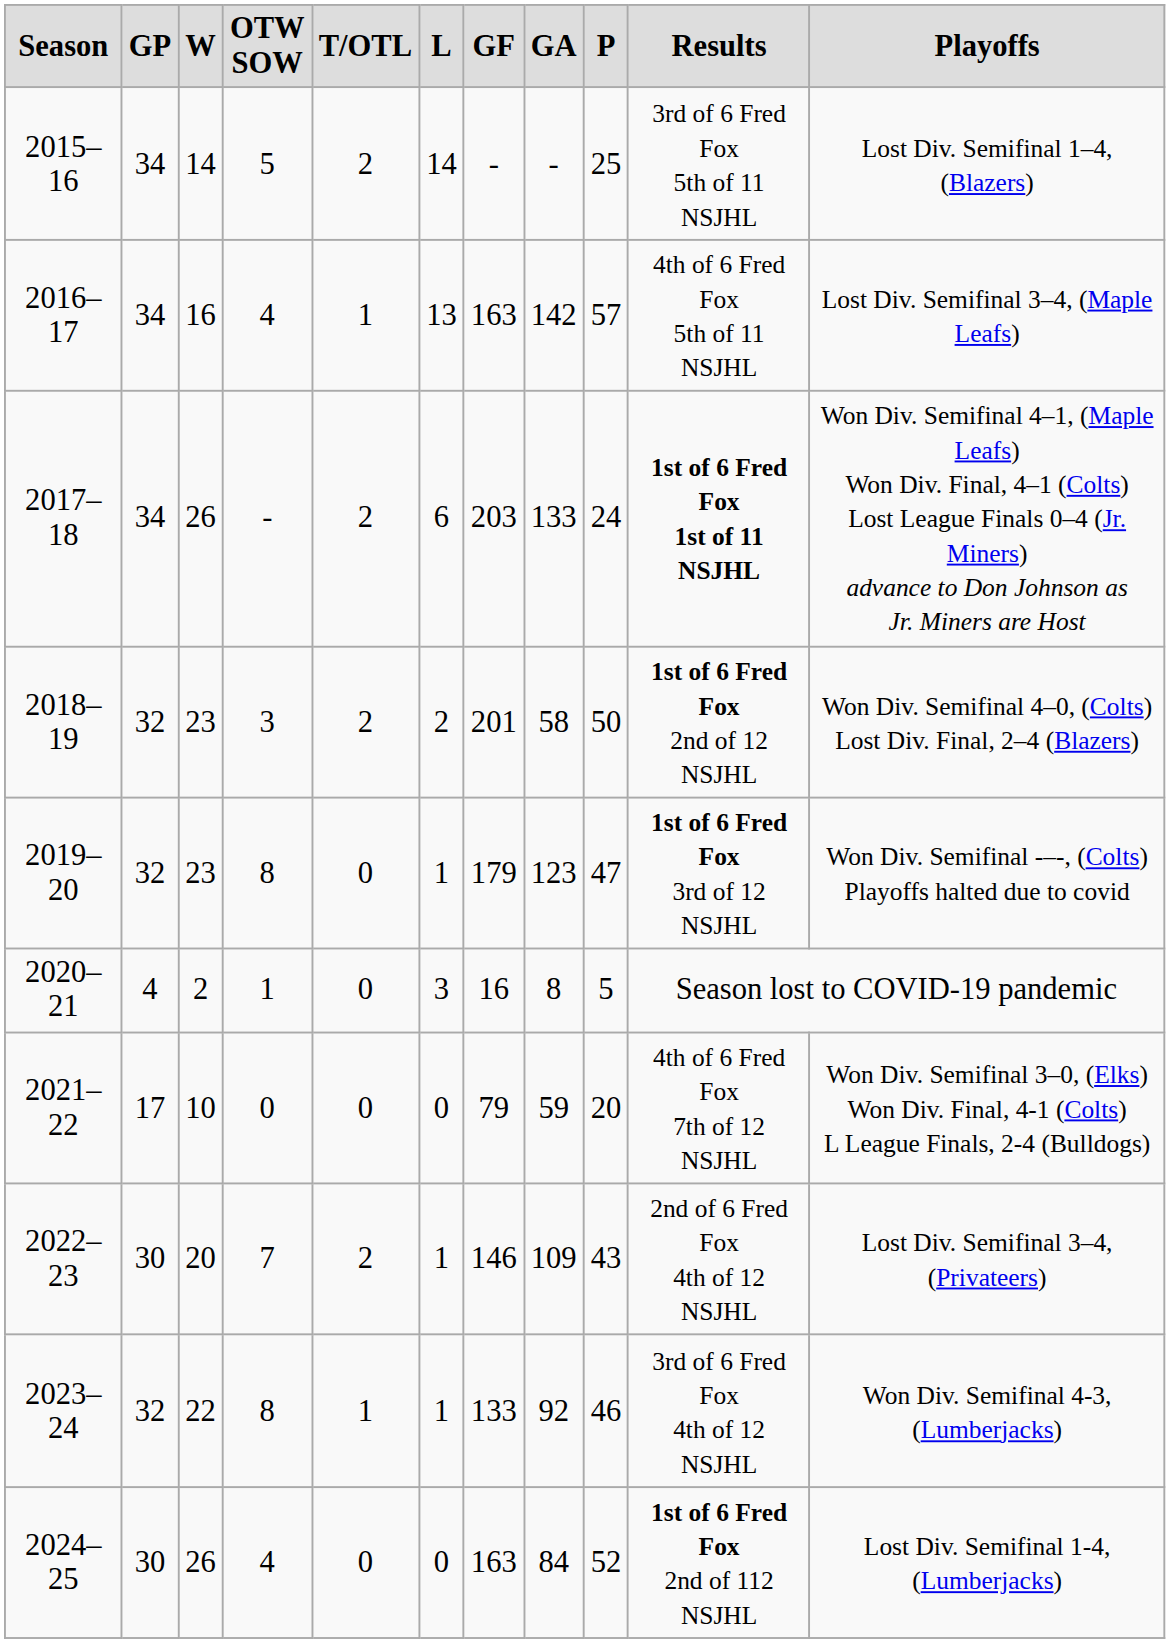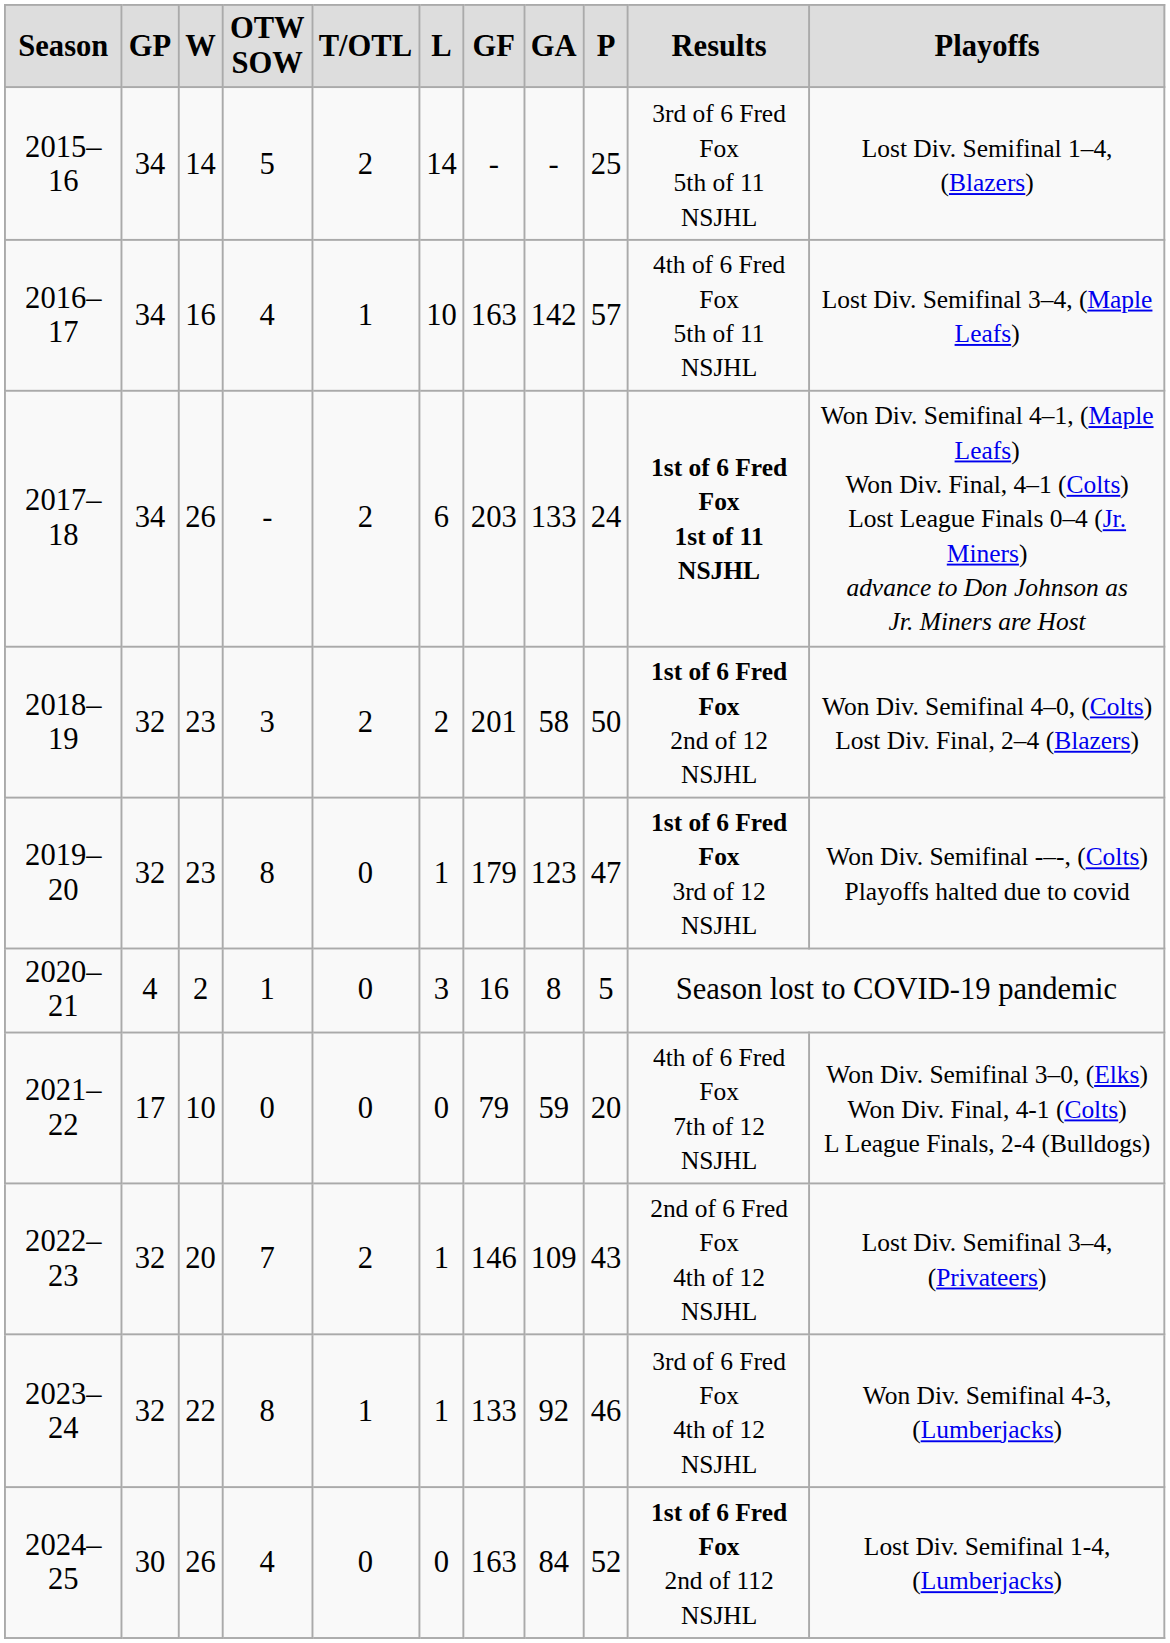(441, 314) 13 -> (441, 314) 10
(150, 1258) 30 -> (150, 1258) 32
